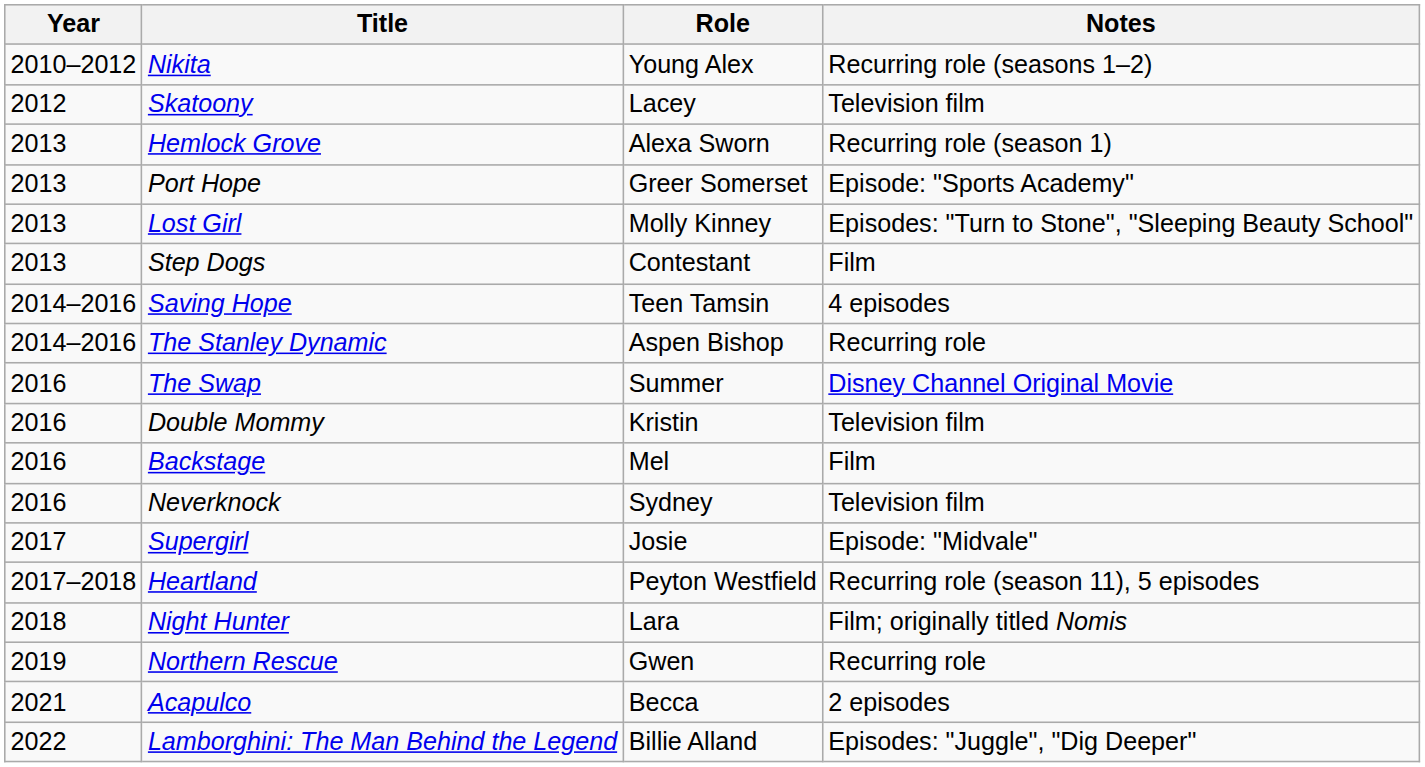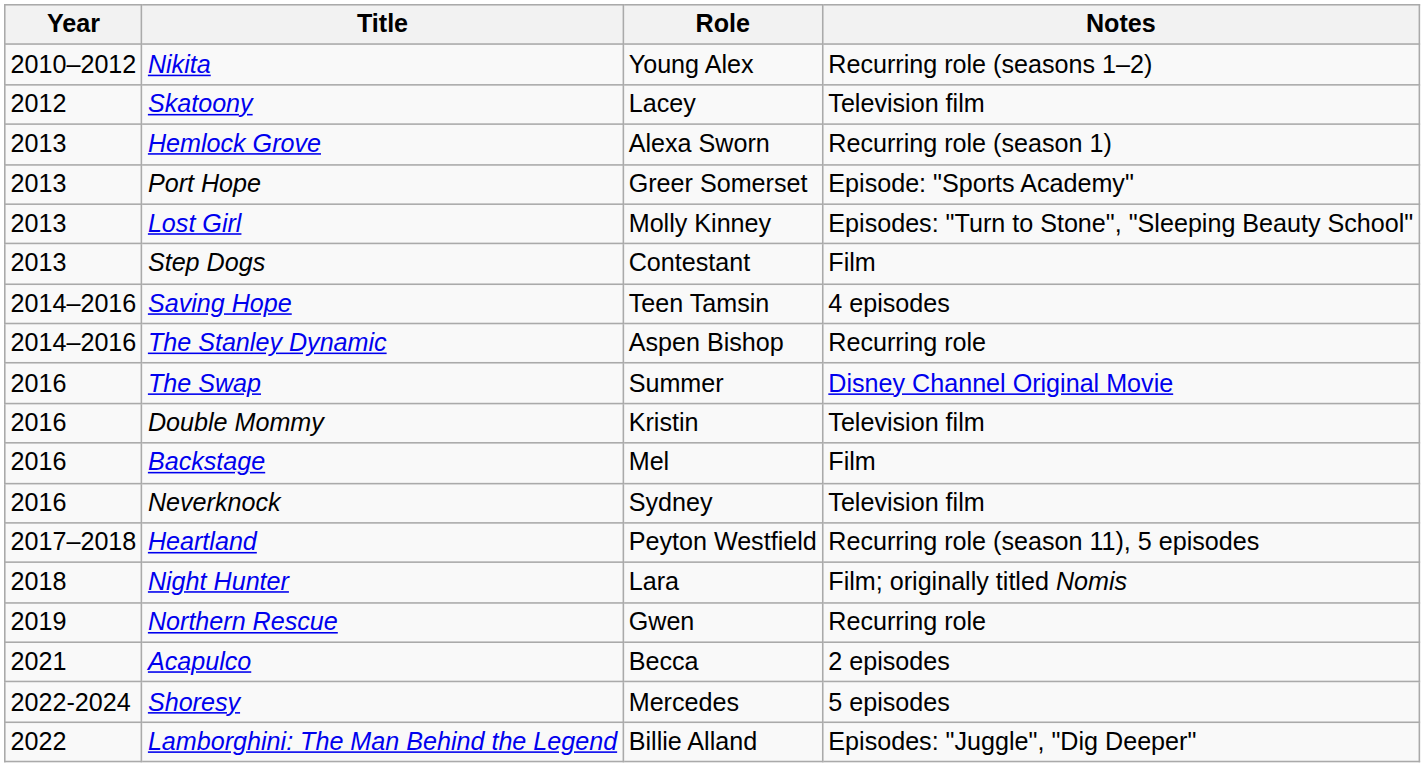- row: (198, 542)
+ row: (194, 701)
